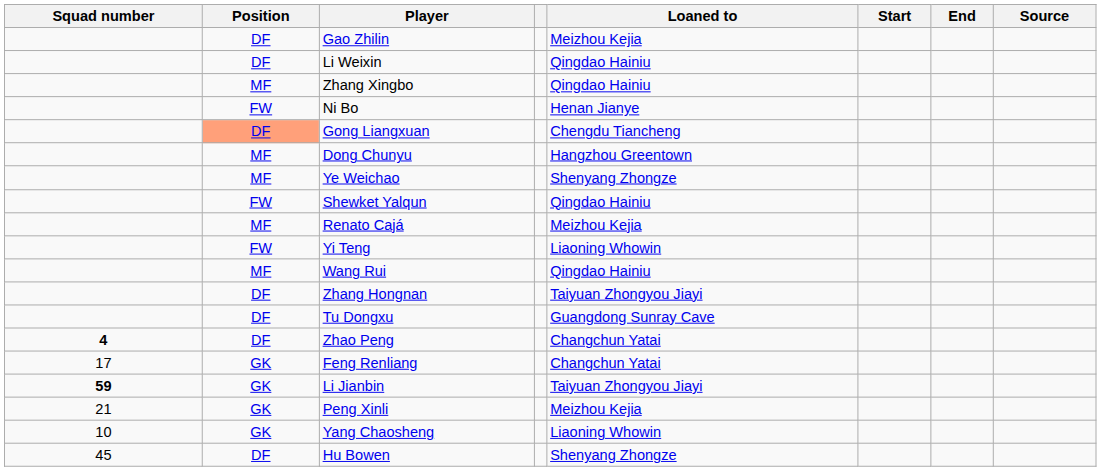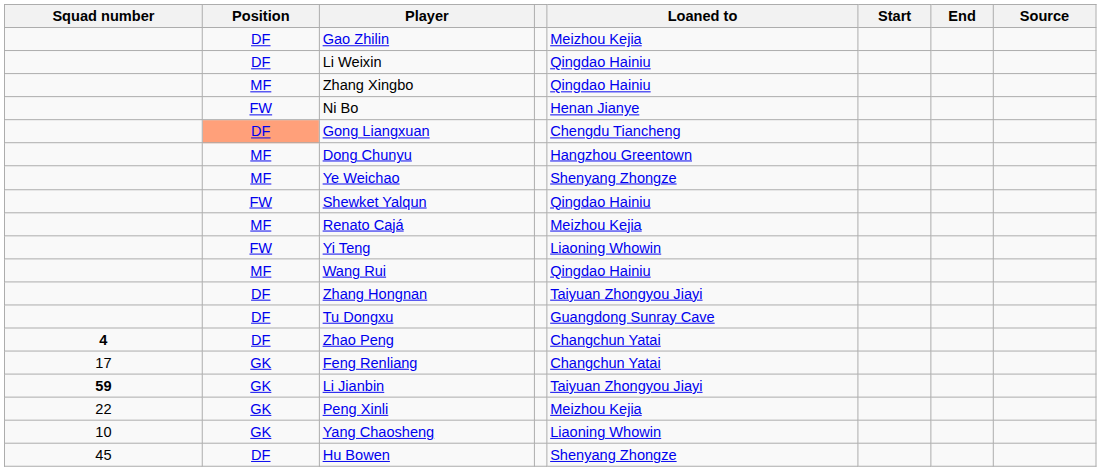(103, 409) 21 -> (103, 409) 22
